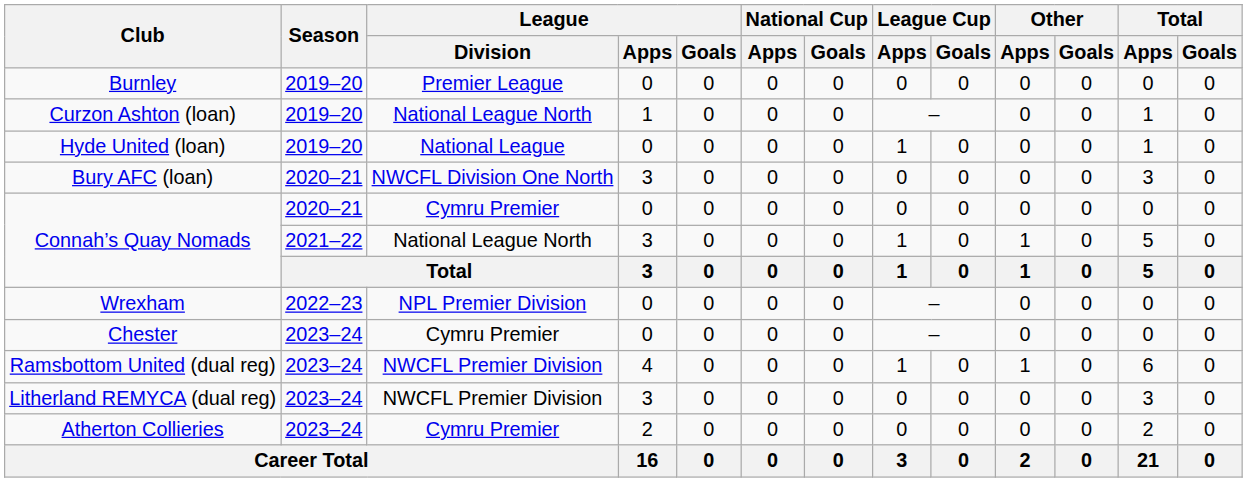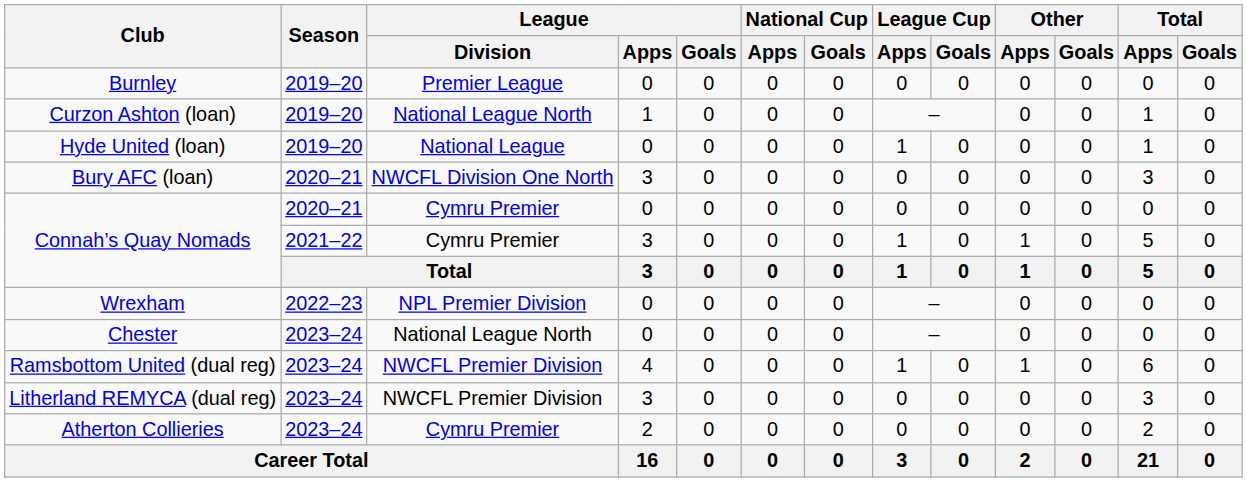(493, 240) National League North -> (493, 240) Cymru Premier
(493, 334) Cymru Premier -> (493, 334) National League North
